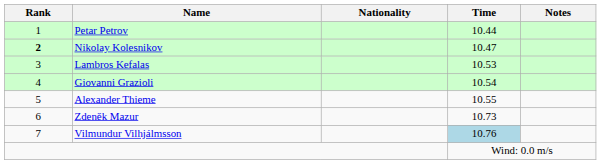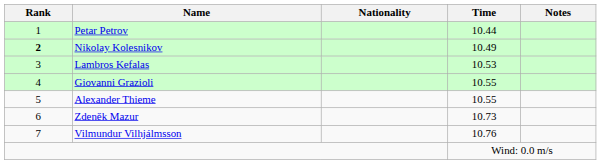(484, 47) 10.47 -> (484, 47) 10.49
(484, 82) 10.54 -> (484, 82) 10.55
(484, 133) lightblue background -> (484, 133) no background
